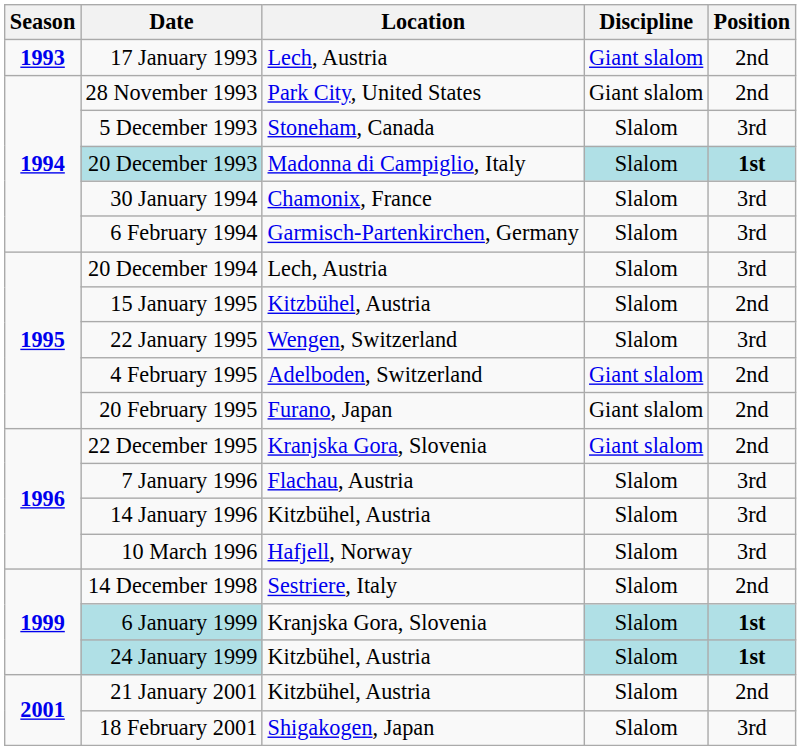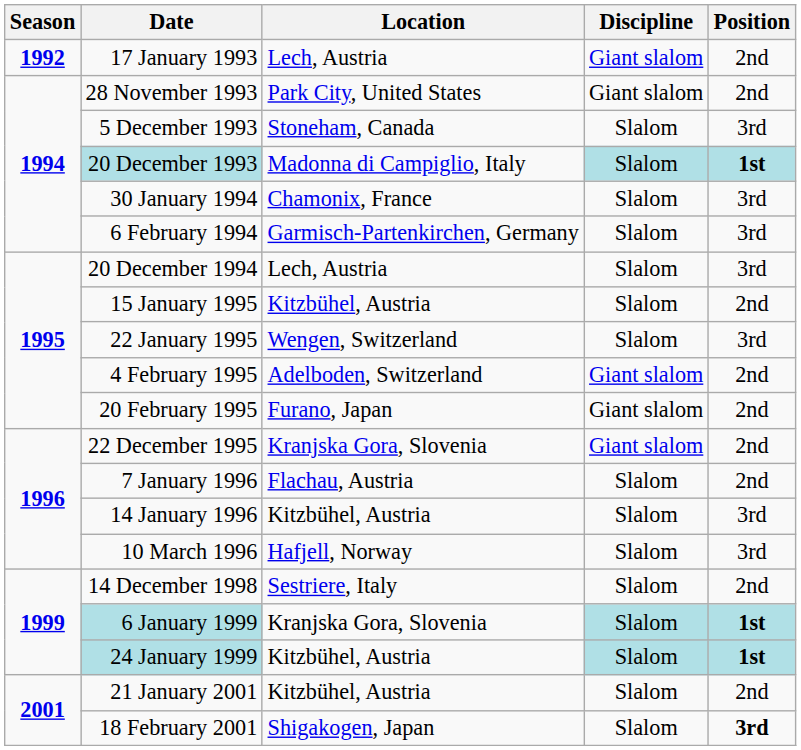(43, 57) 1993 -> (43, 57) 1992
(752, 480) 3rd -> (752, 480) 2nd
(752, 727) normal -> (752, 727) bold
